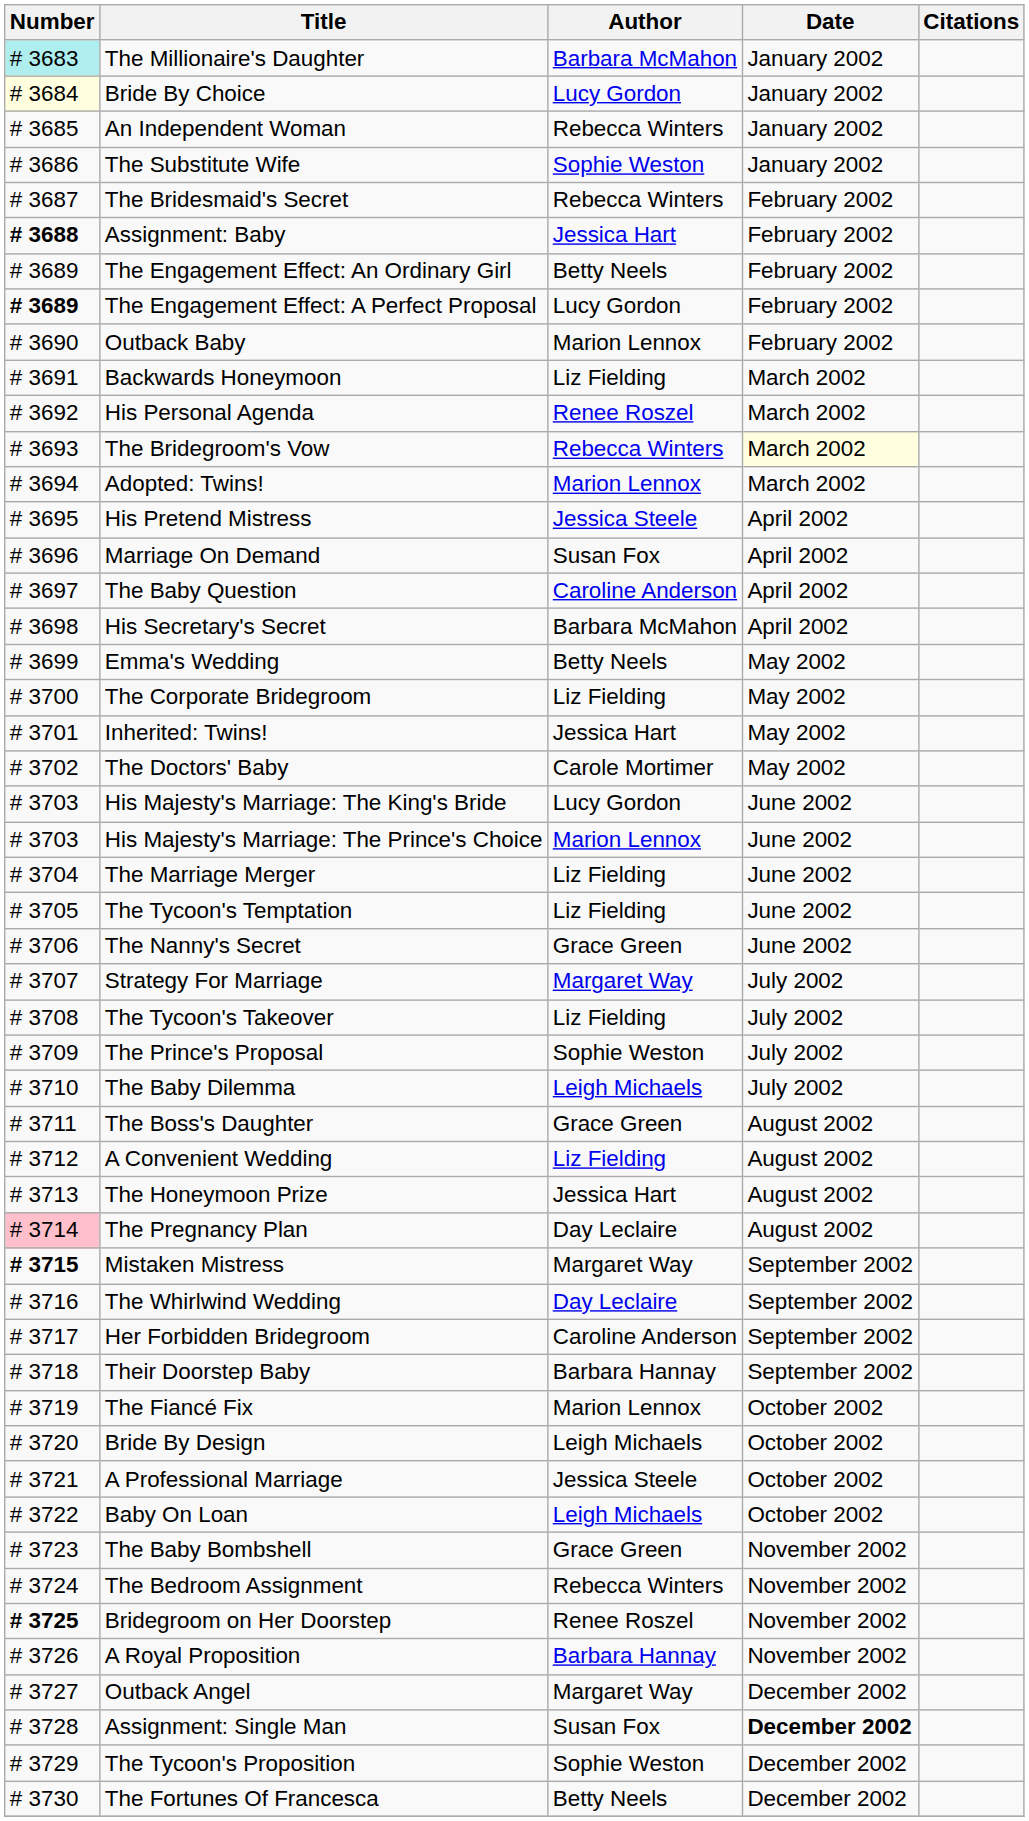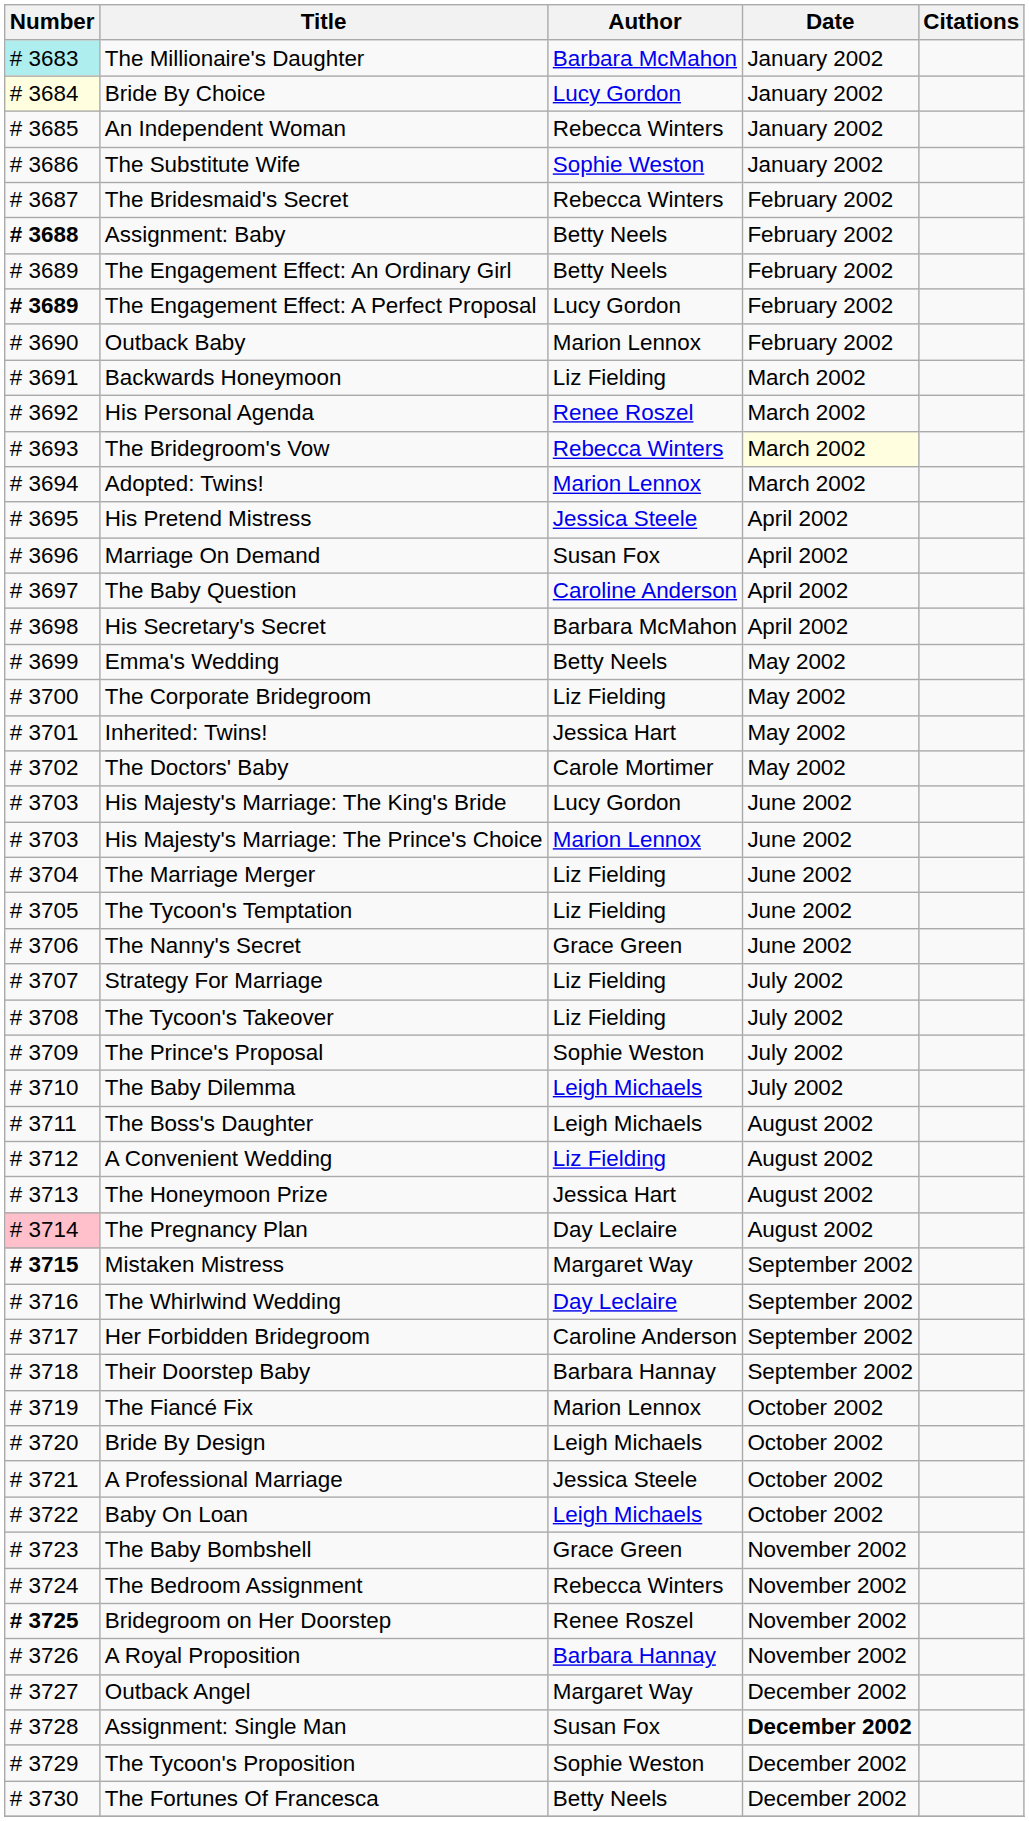(614, 235) Jessica Hart -> (610, 235) Betty Neels
(623, 981) Margaret Way -> (609, 981) Liz Fielding
(618, 1123) Grace Green -> (627, 1123) Leigh Michaels
